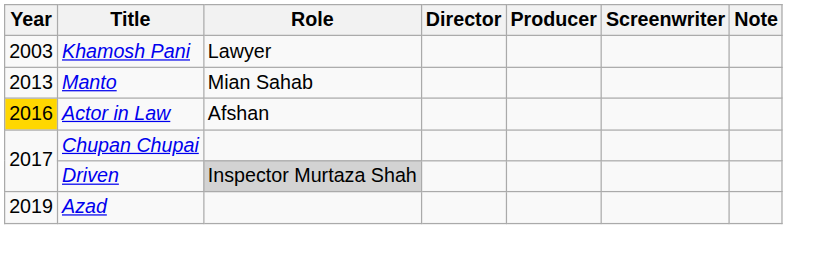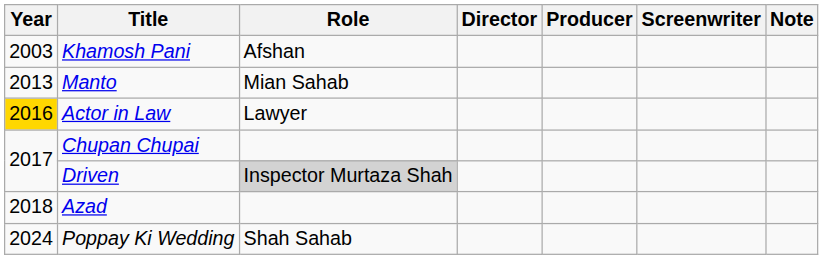(240, 51) Lawyer -> (274, 51) Afshan
(238, 113) Afshan -> (275, 113) Lawyer
(31, 207) 2019 -> (31, 207) 2018
+ row: (148, 238)
